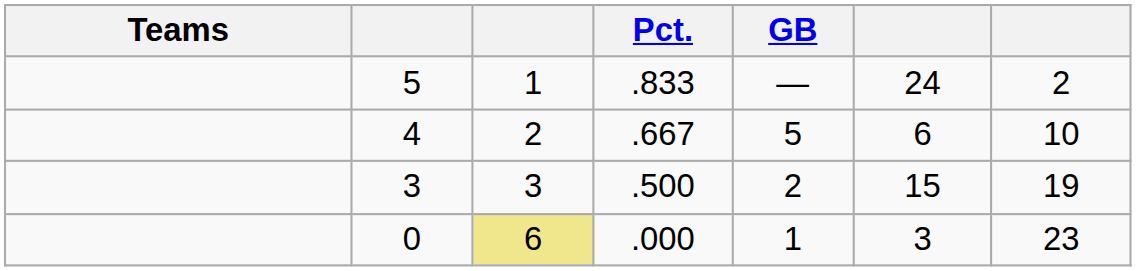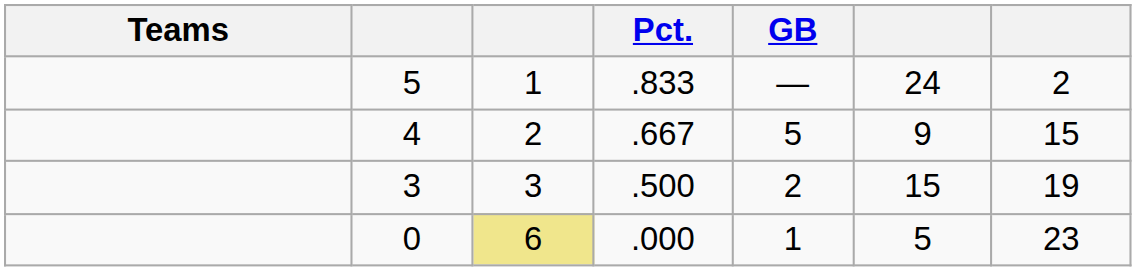(923, 134) 6 -> (923, 134) 9
(1061, 134) 10 -> (1061, 134) 15
(923, 238) 3 -> (923, 238) 5
